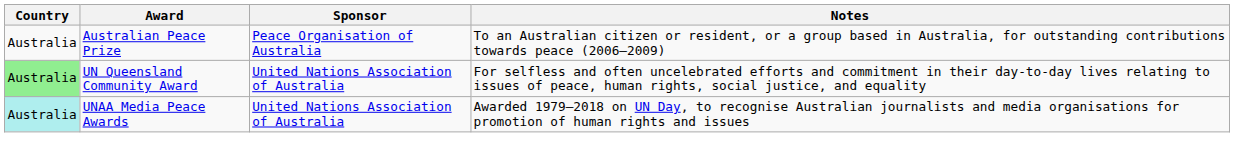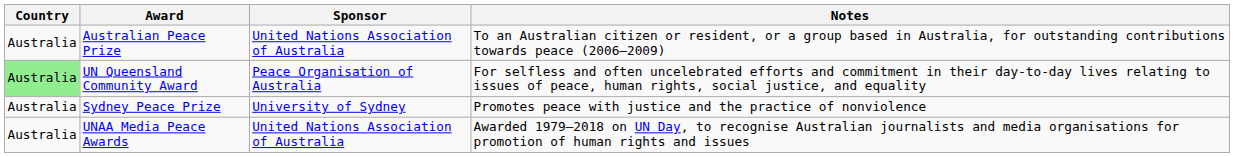(333, 43) Peace Organisation of Australia -> (352, 43) United Nations Association of Australia
(352, 78) United Nations Association of Australia -> (333, 78) Peace Organisation of Australia
+ row: (152, 107)
(42, 114) paleturquoise background -> (42, 135) no background
